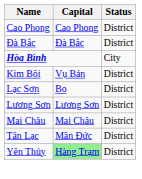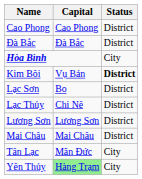(118, 74) normal -> (120, 74) bold
+ row: (25, 105)
(118, 136) District -> (112, 151) City
(118, 151) District -> (112, 167) City
